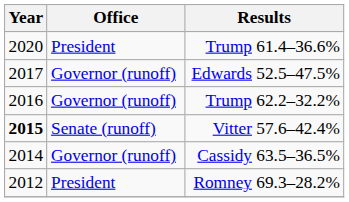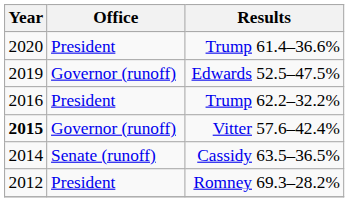(26, 73) 2017 -> (26, 73) 2019
(114, 100) Governor (runoff) -> (83, 100) President
(103, 127) Senate (runoff) -> (114, 127) Governor (runoff)
(114, 155) Governor (runoff) -> (103, 155) Senate (runoff)
